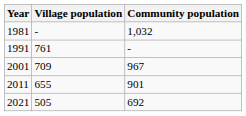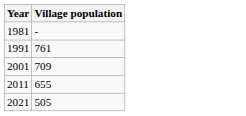- column: (183, 13)
